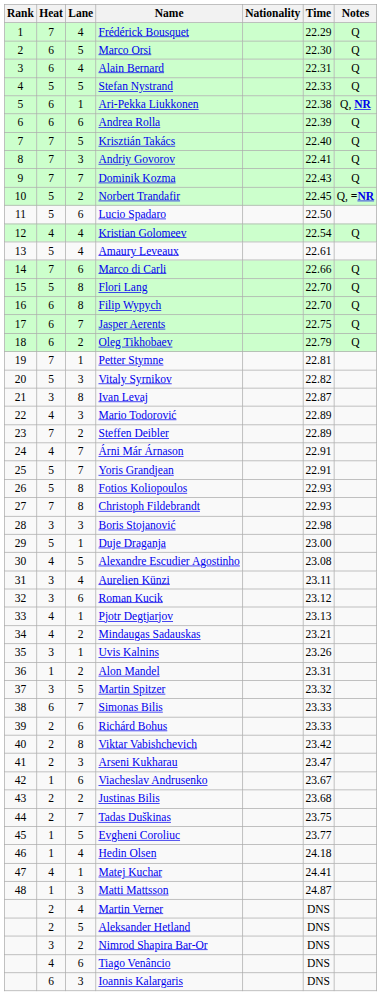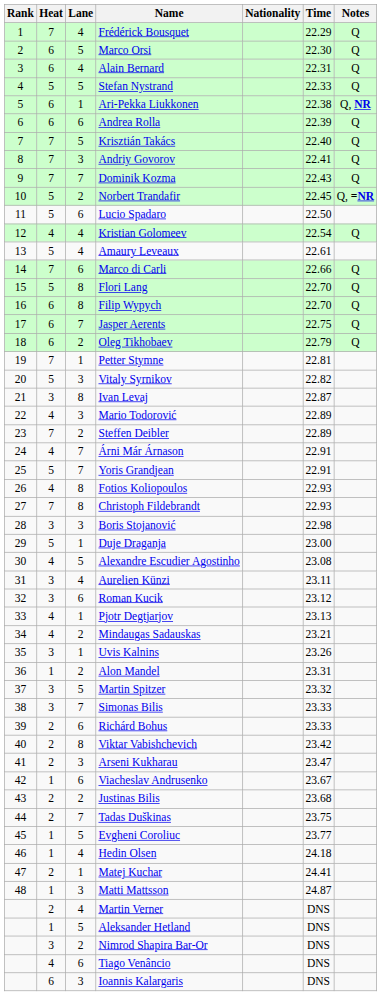(51, 488) 5 -> (51, 488) 4
(51, 707) 6 -> (51, 707) 3
(51, 872) 4 -> (51, 872) 2
(51, 927) 2 -> (51, 927) 1
